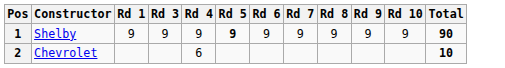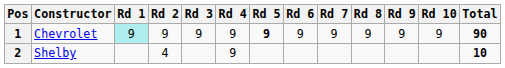+ column: (165, 14)
(55, 34) Shelby -> (66, 34) Chevrolet
(131, 34) no background -> (131, 34) paleturquoise background
(66, 53) Chevrolet -> (55, 53) Shelby
(199, 53) 6 -> (233, 53) 9
